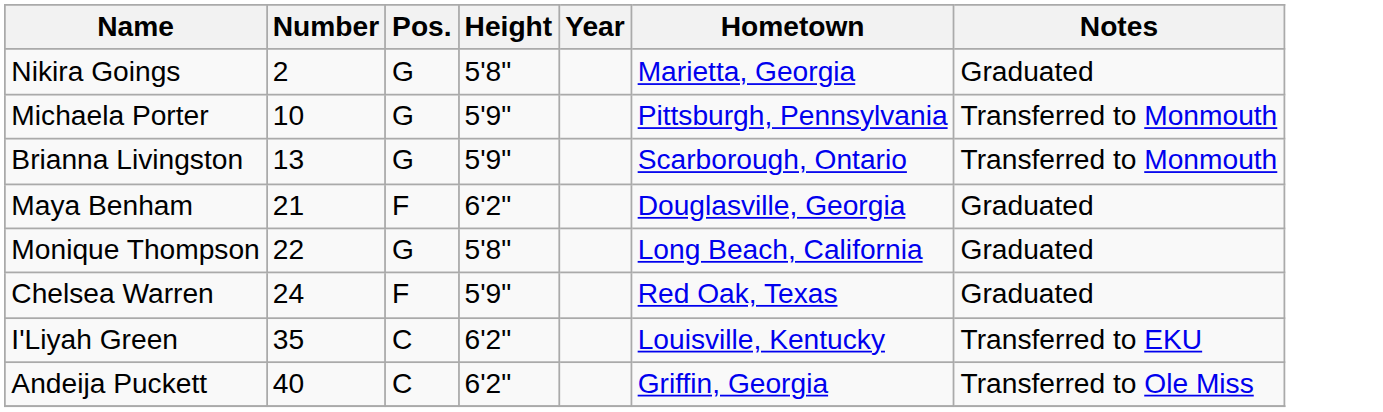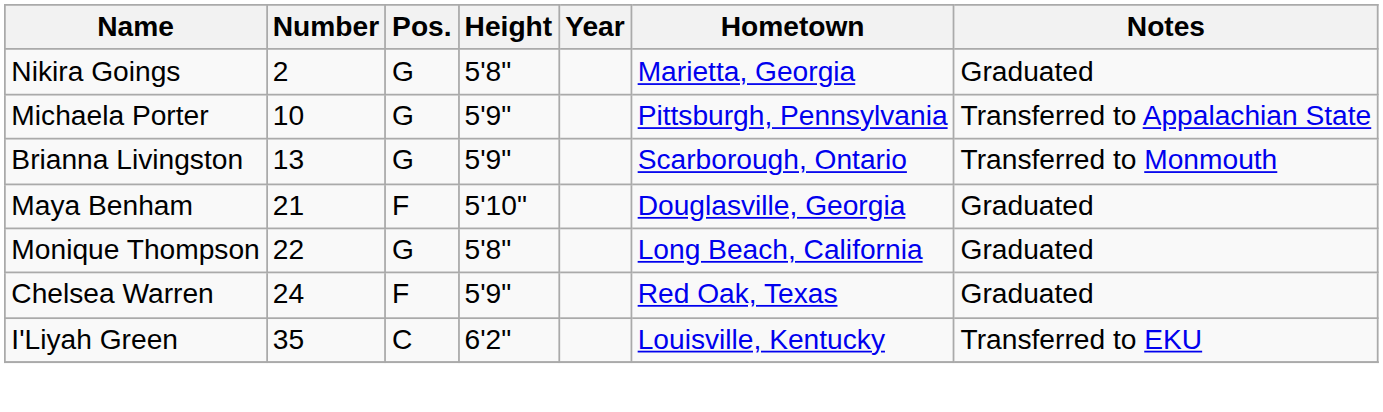(1119, 116) Transferred to Monmouth -> (1166, 116) Transferred to Appalachian State
(488, 205) 6'2" -> (496, 205) 5'10"
- row: (109, 384)
